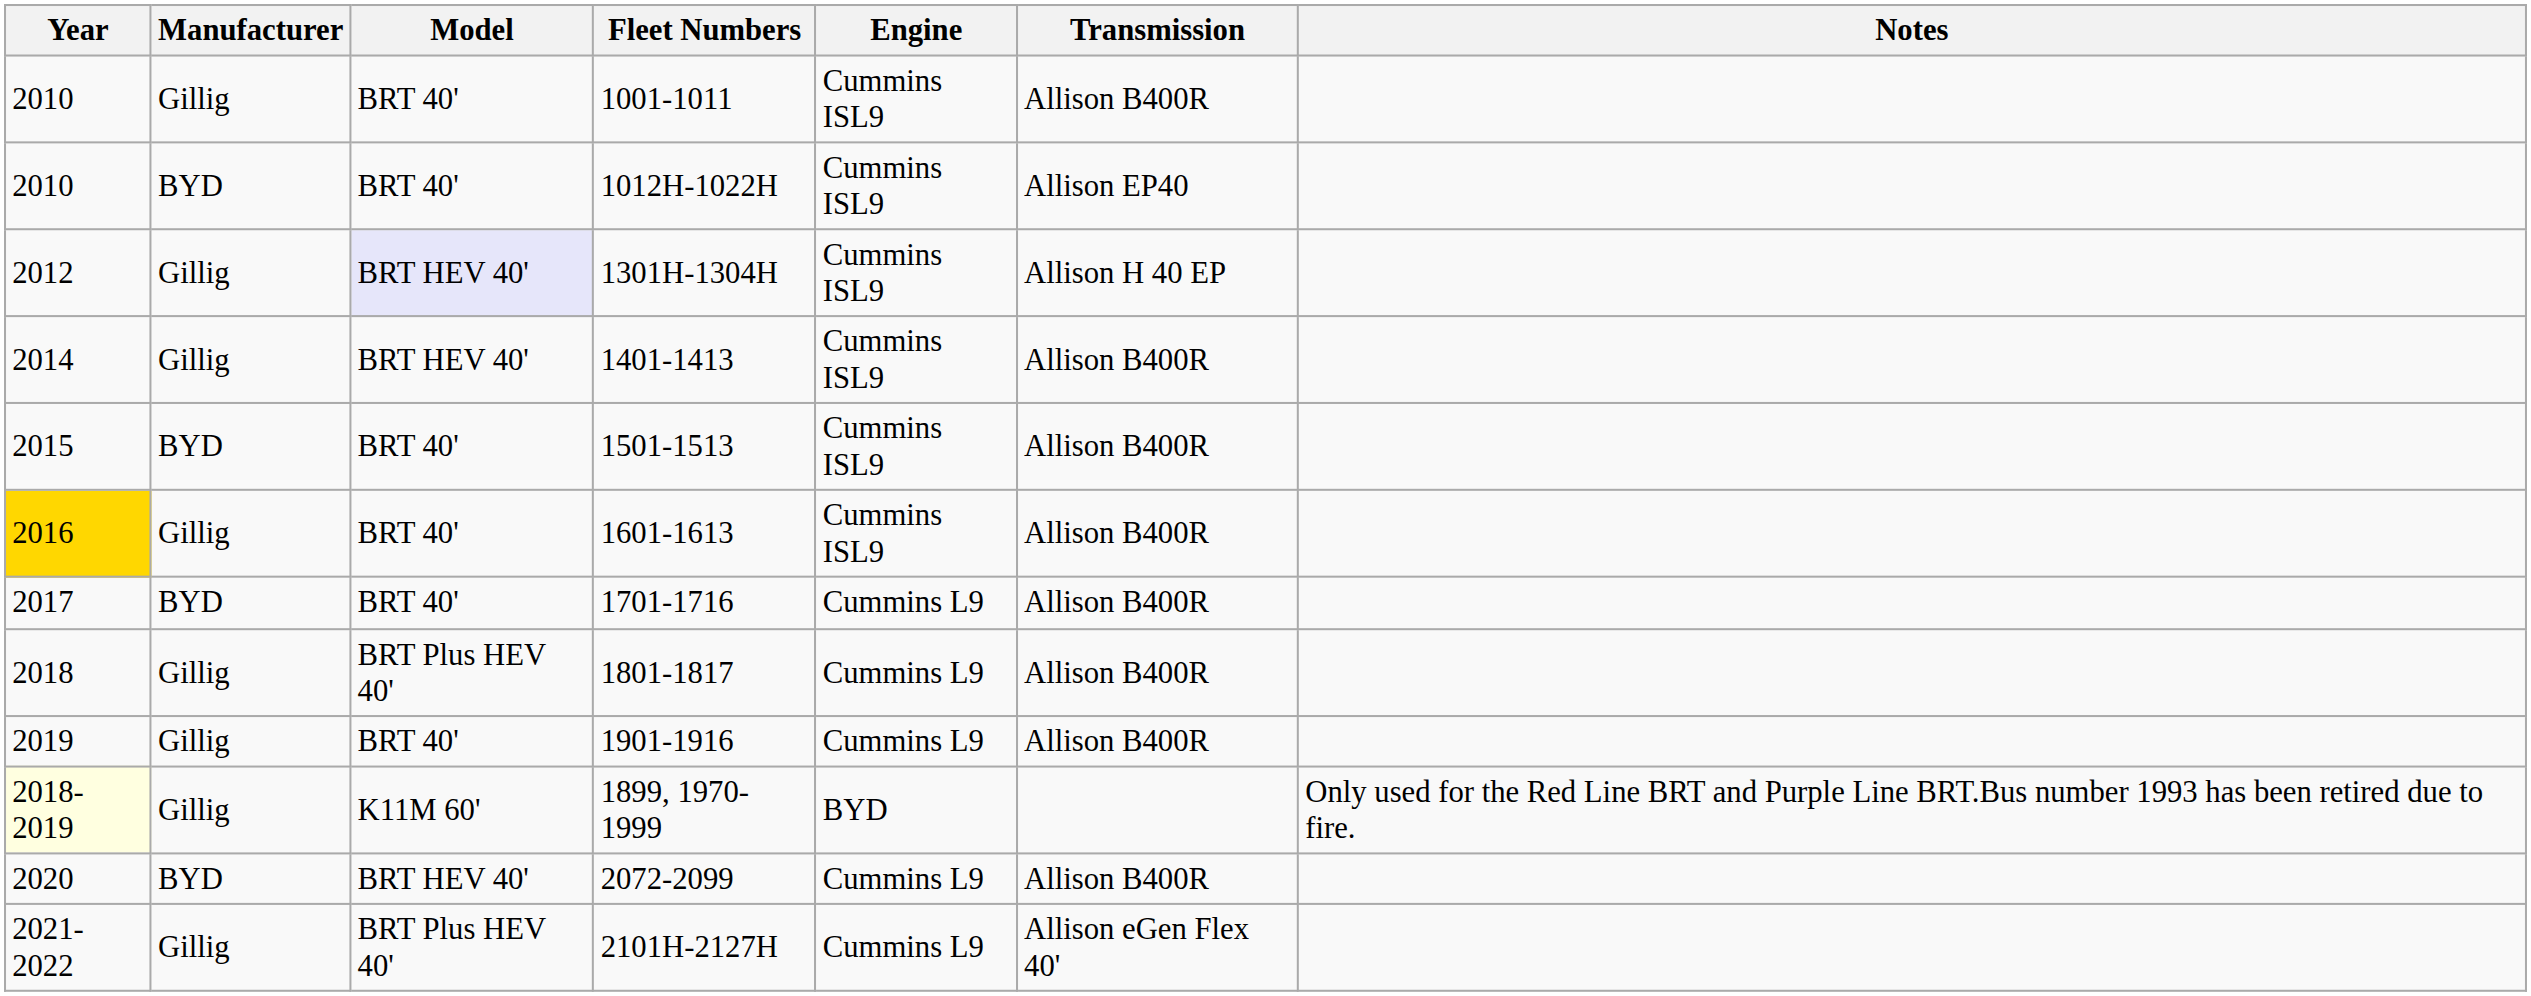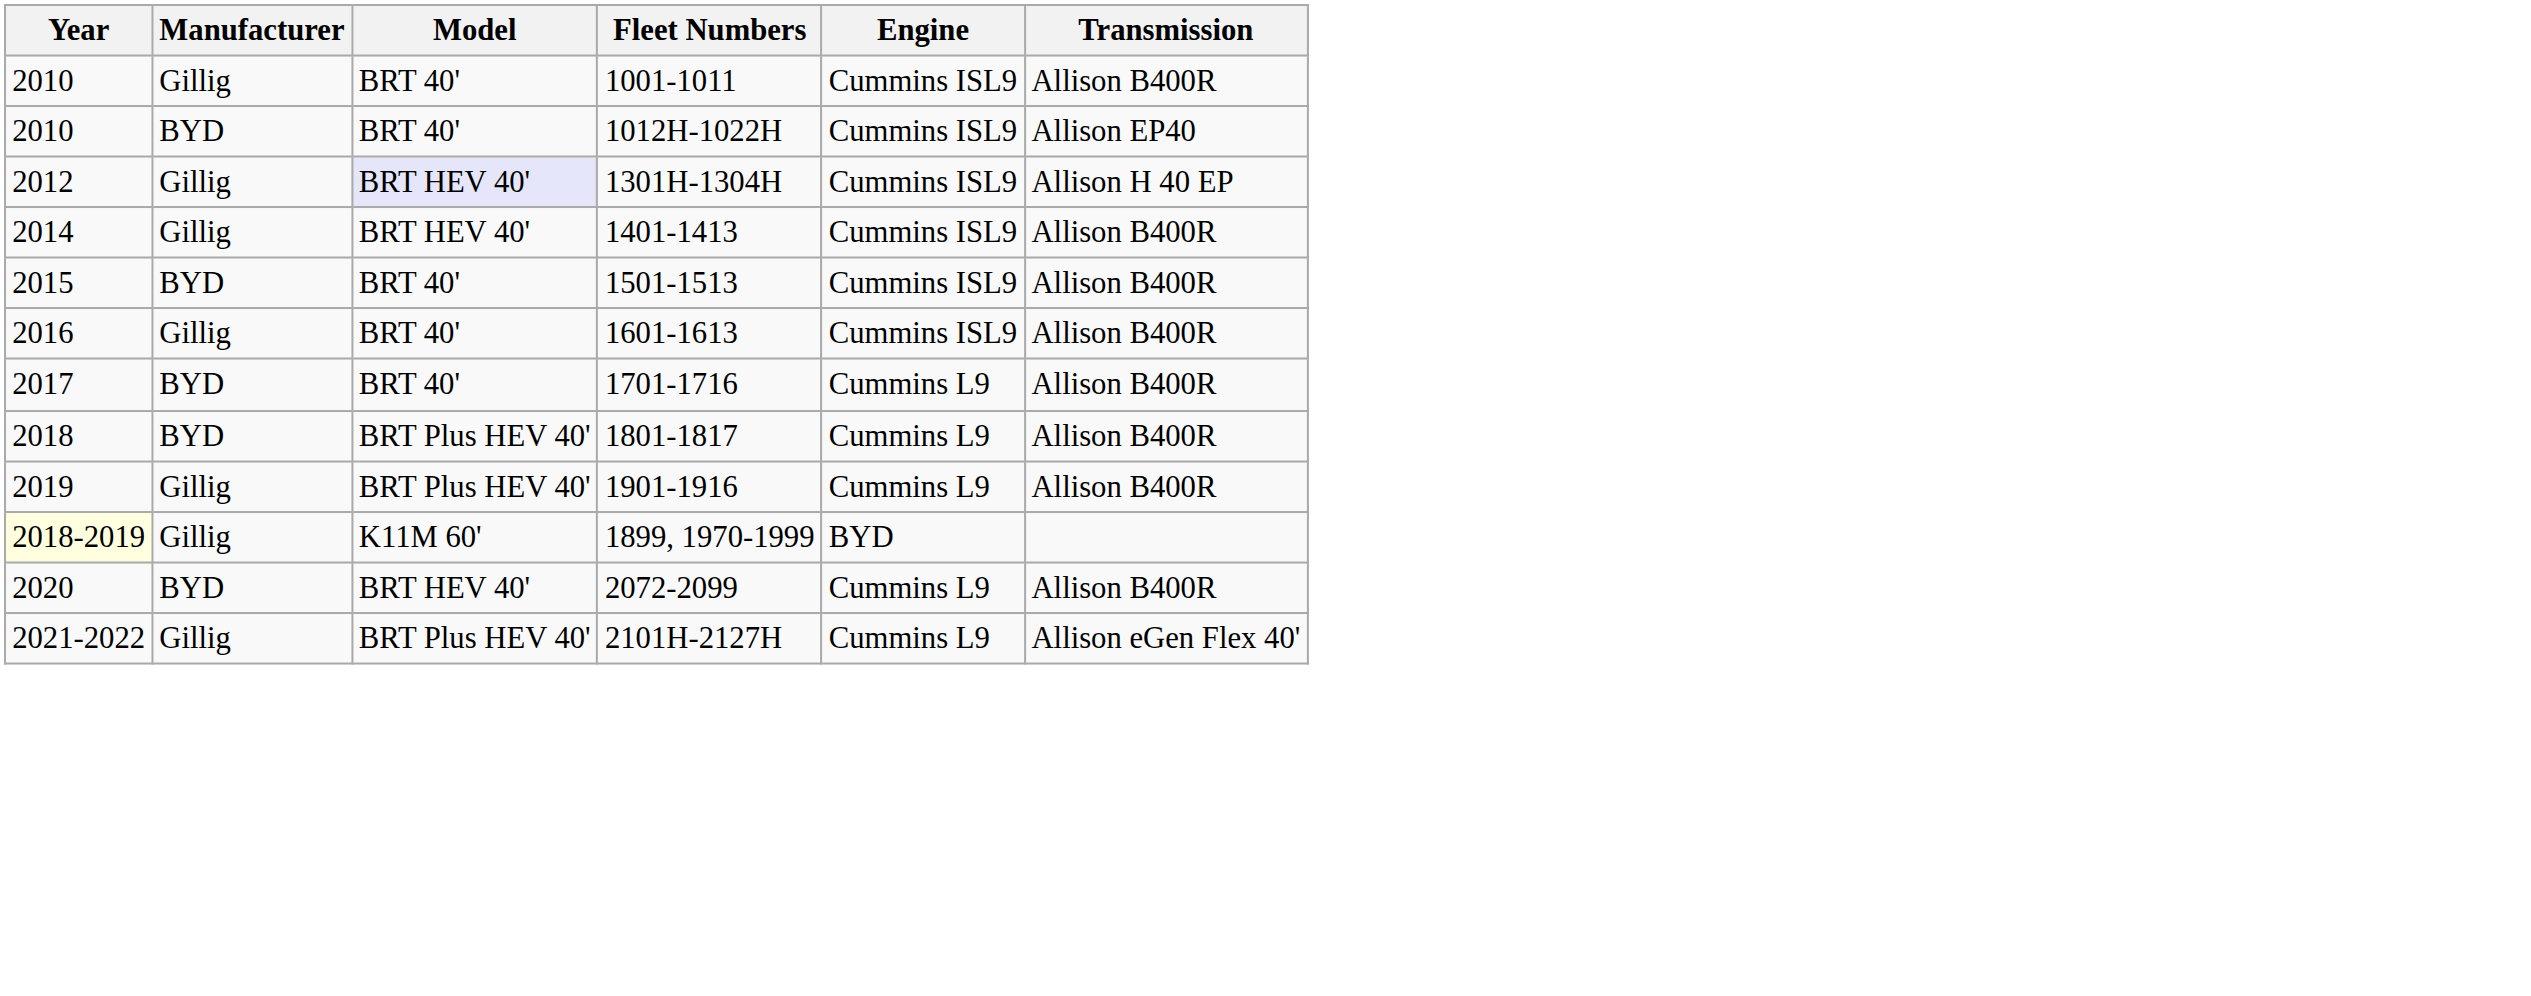- column: (1912, 30)
(43, 533) gold background -> (43, 333) no background
(194, 671) Gillig -> (192, 435) BYD
(408, 740) BRT 40' -> (475, 485) BRT Plus HEV 40'
